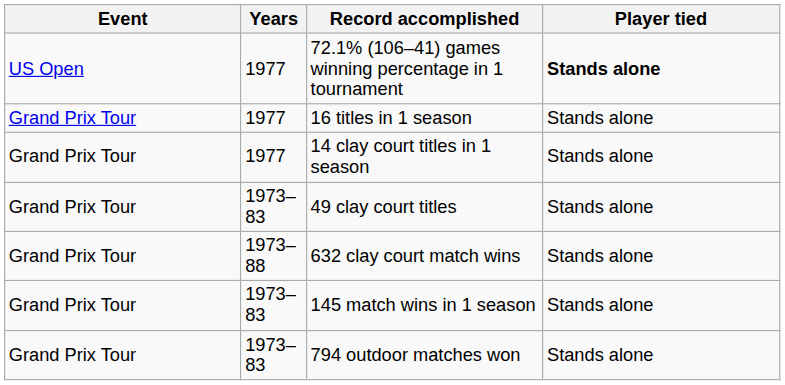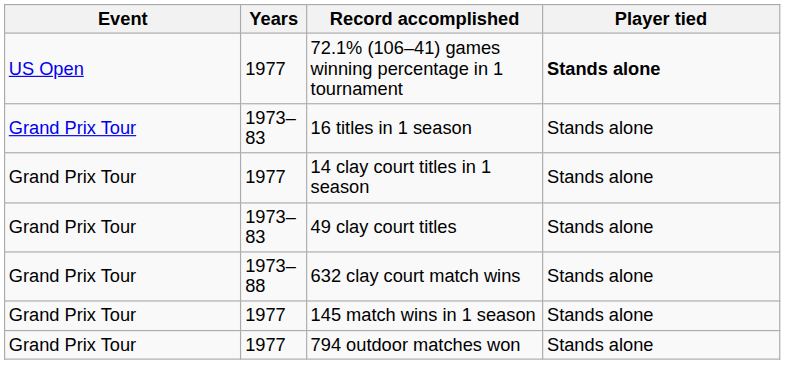(265, 117) 1977 -> (271, 128) 1973–83
(271, 305) 1973–83 -> (265, 315) 1977
(271, 354) 1973–83 -> (265, 344) 1977
